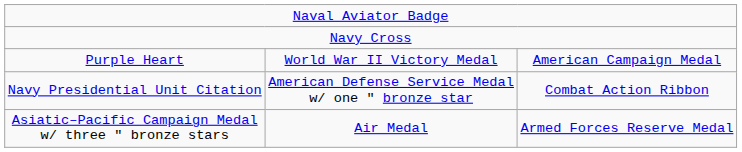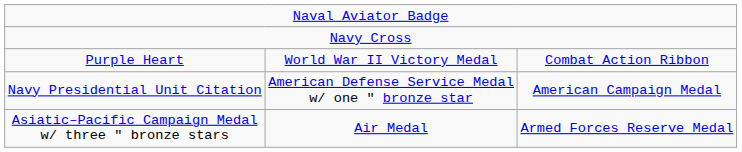(627, 60) American Campaign Medal -> (627, 60) Combat Action Ribbon
(627, 90) Combat Action Ribbon -> (627, 90) American Campaign Medal
